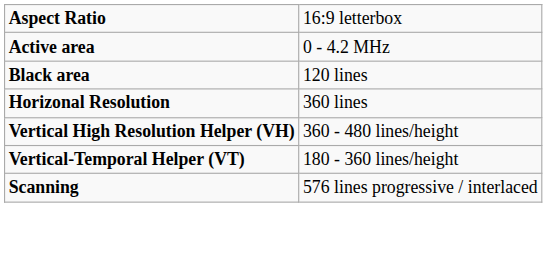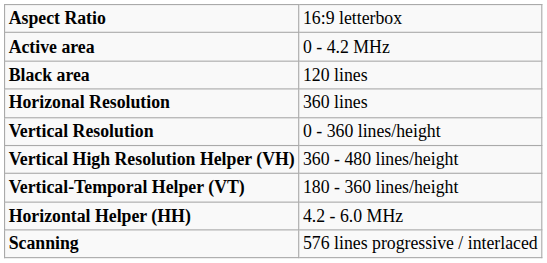+ row: (81, 131)
+ row: (100, 215)
